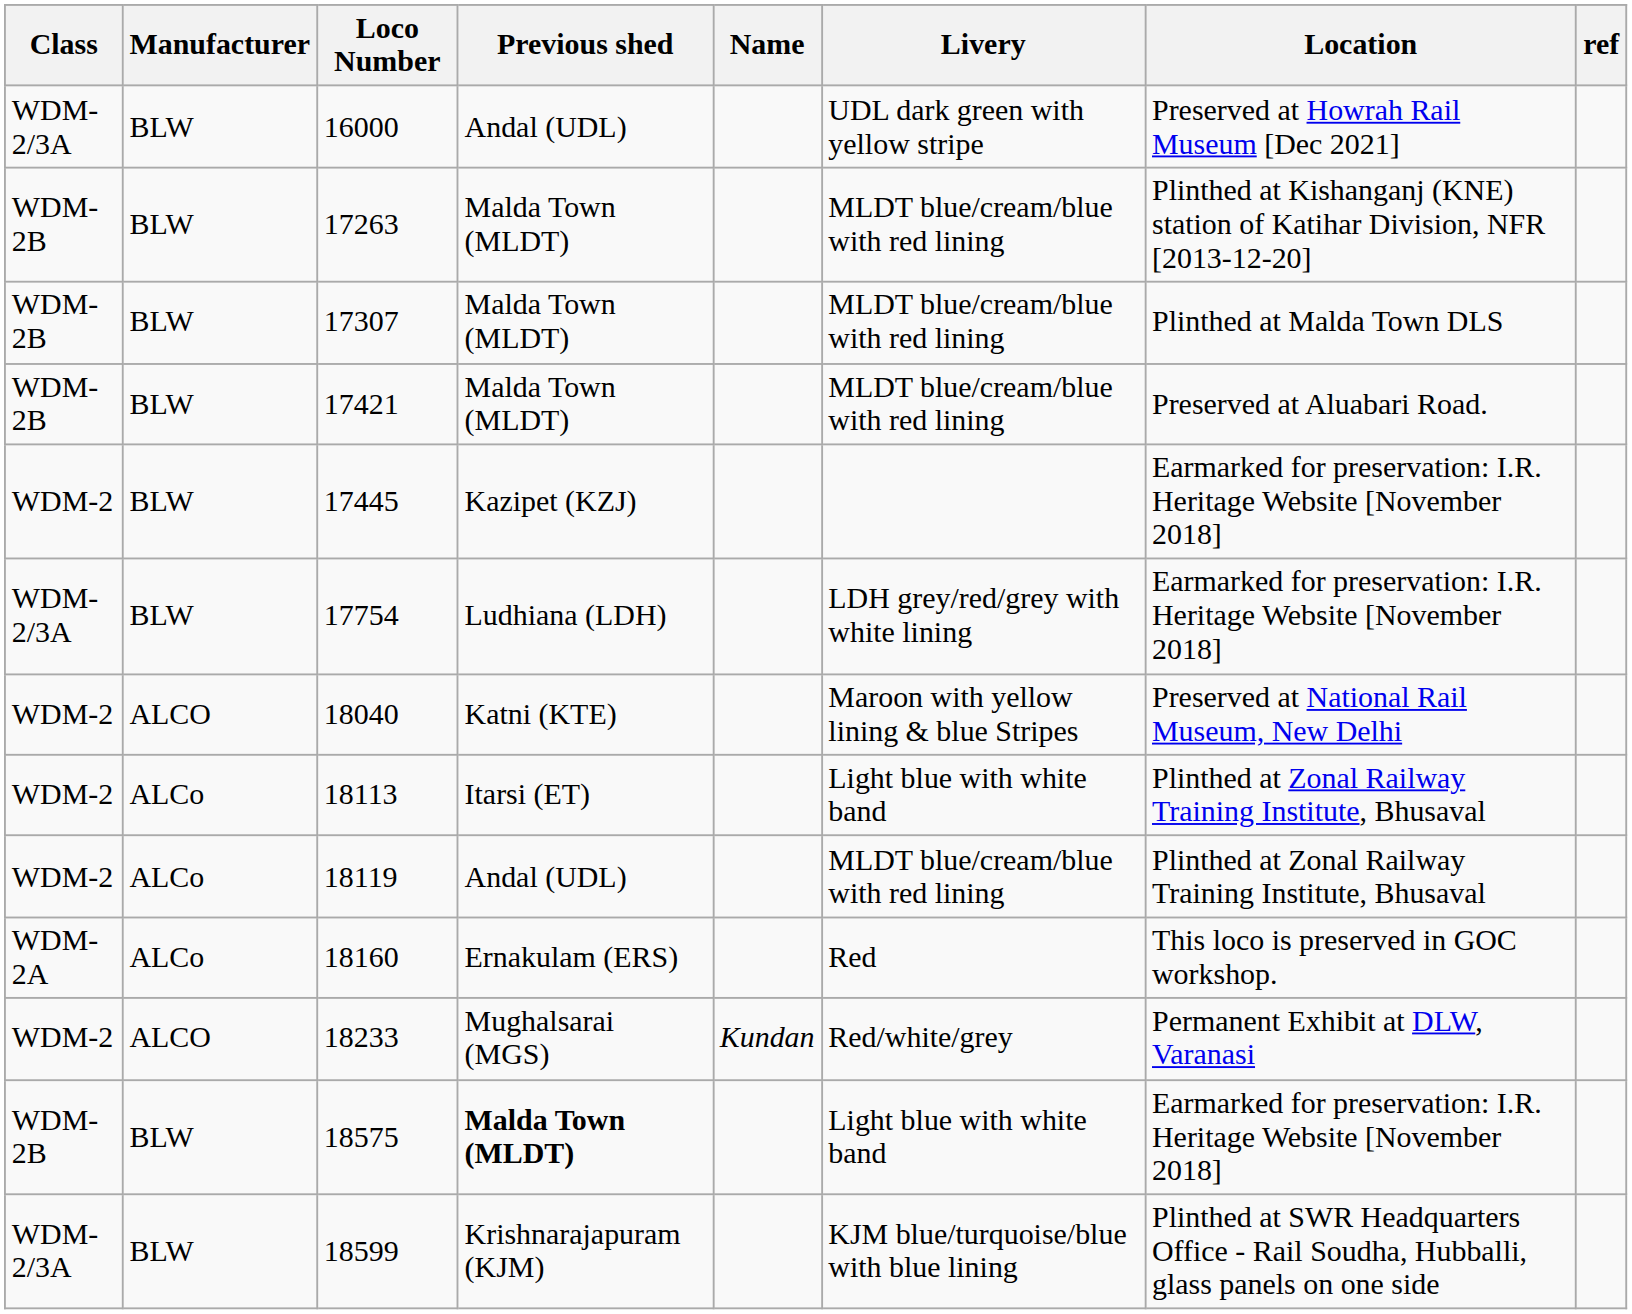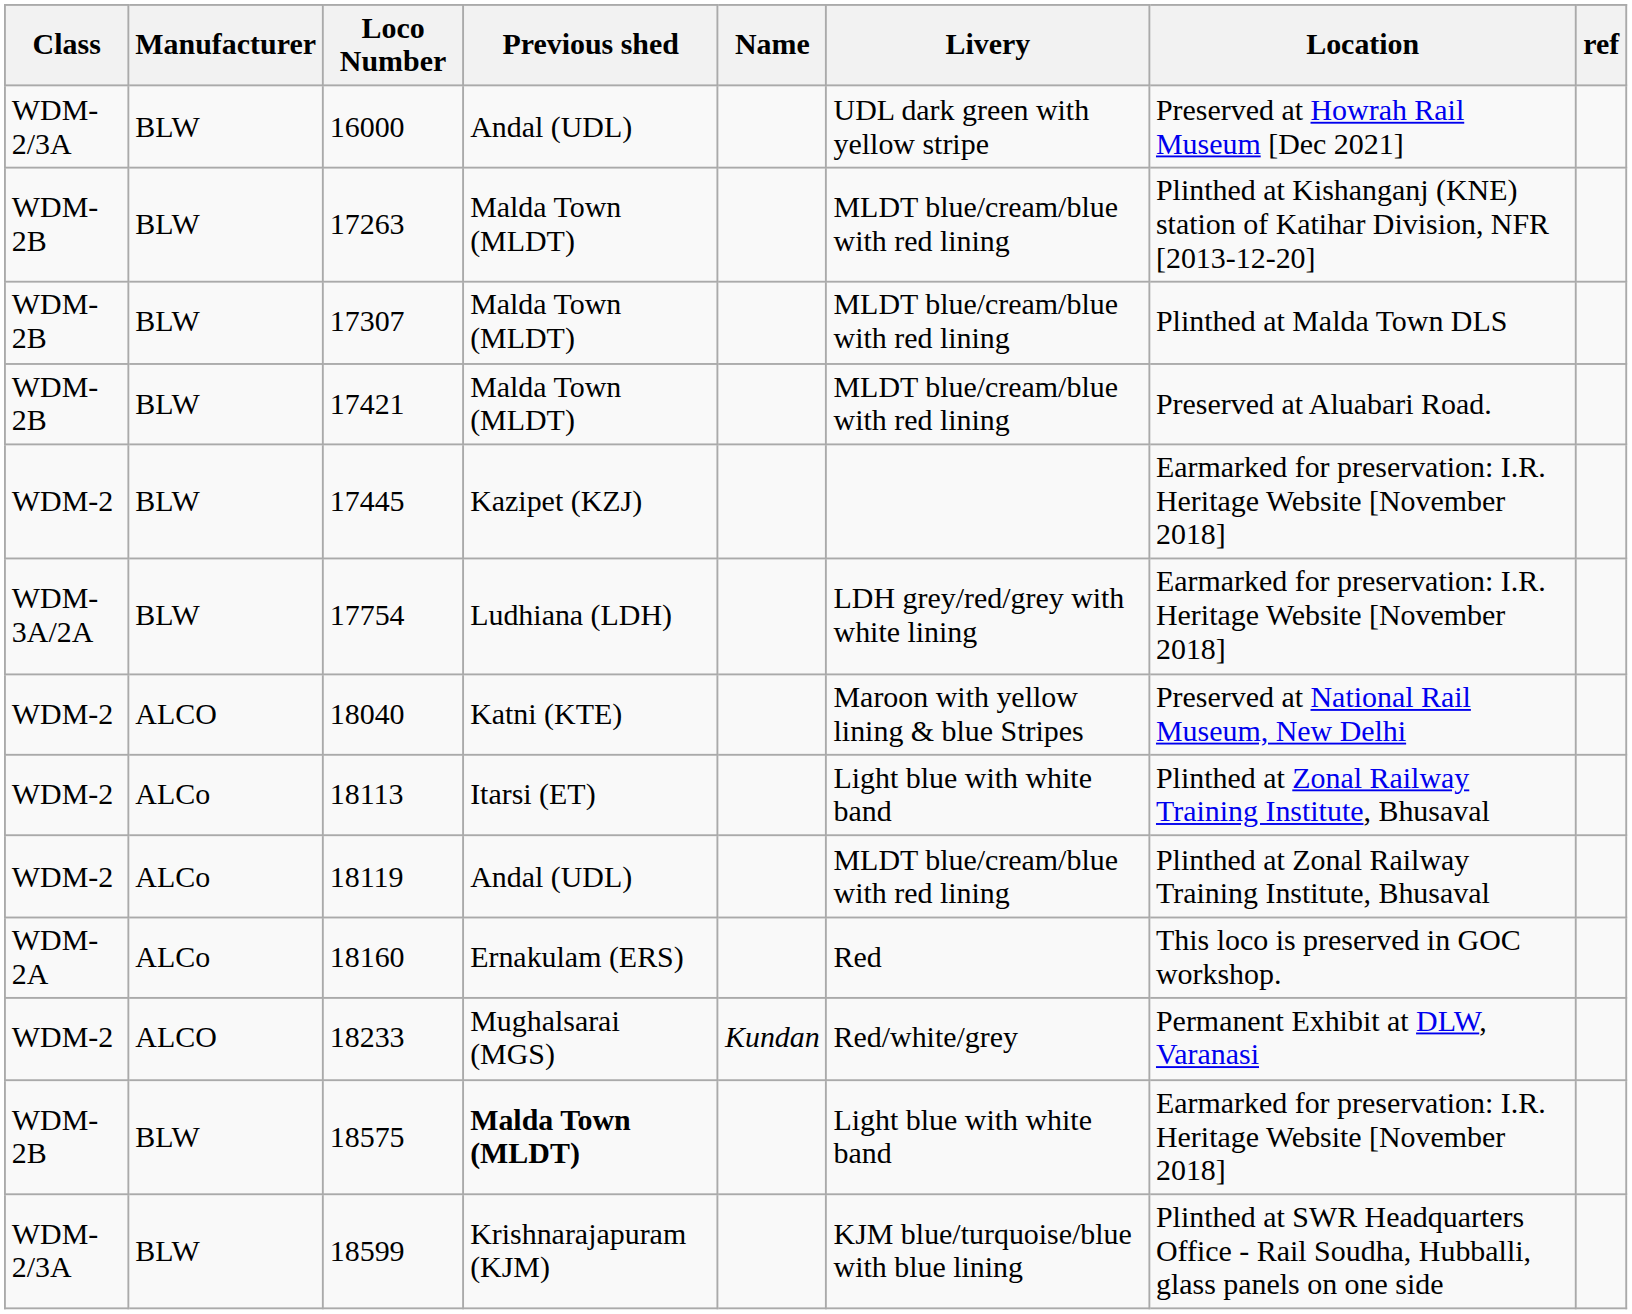(55, 615) WDM-2/3A -> (55, 615) WDM-3A/2A
